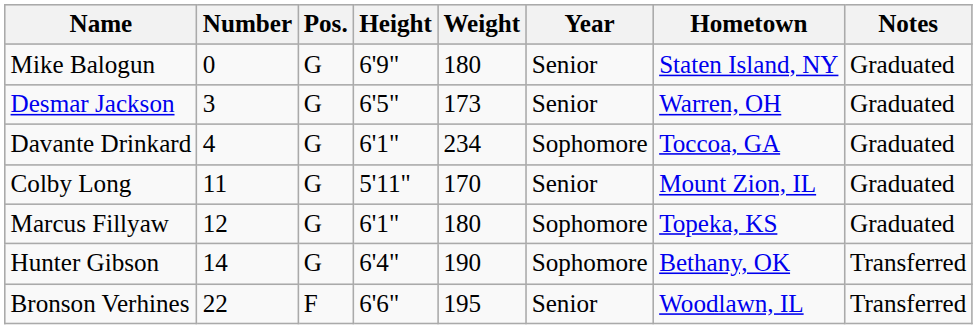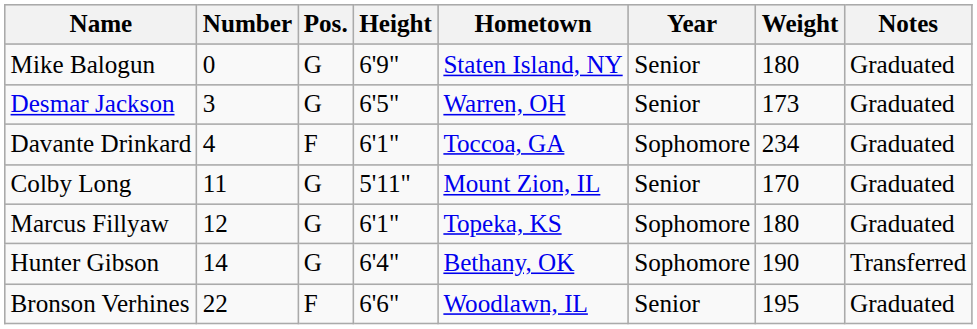columns swapped: (482, 24) <-> (749, 24)
(313, 143) G -> (311, 143) F
(908, 303) Transferred -> (902, 303) Graduated
